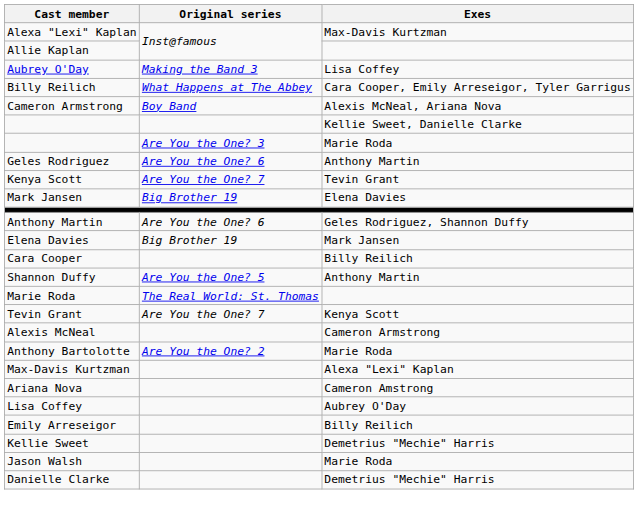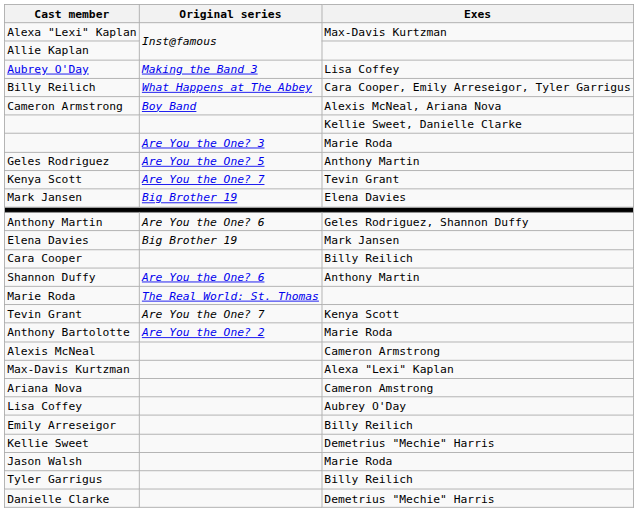(203, 161) Are You the One? 6 -> (203, 161) Are You the One? 5
(203, 277) Are You the One? 5 -> (203, 277) Are You the One? 6
rows swapped: (51, 332) <-> (68, 351)
+ row: (55, 480)
